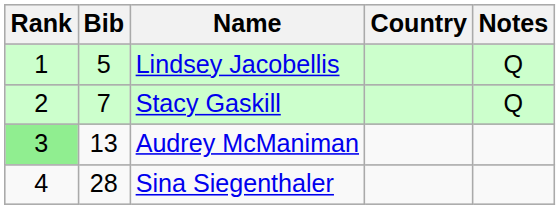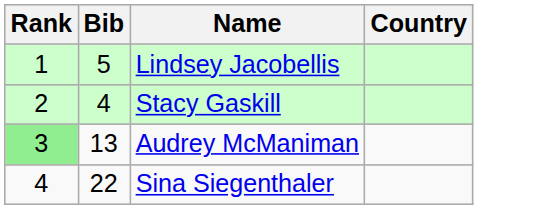- column: (513, 24)
(104, 104) 7 -> (104, 104) 4
(104, 183) 28 -> (104, 183) 22
